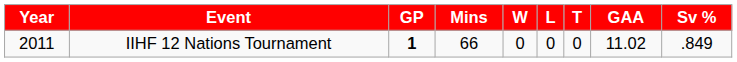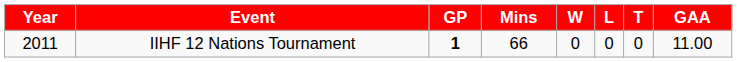- column: (697, 17)
(626, 43) 11.02 -> (692, 43) 11.00
